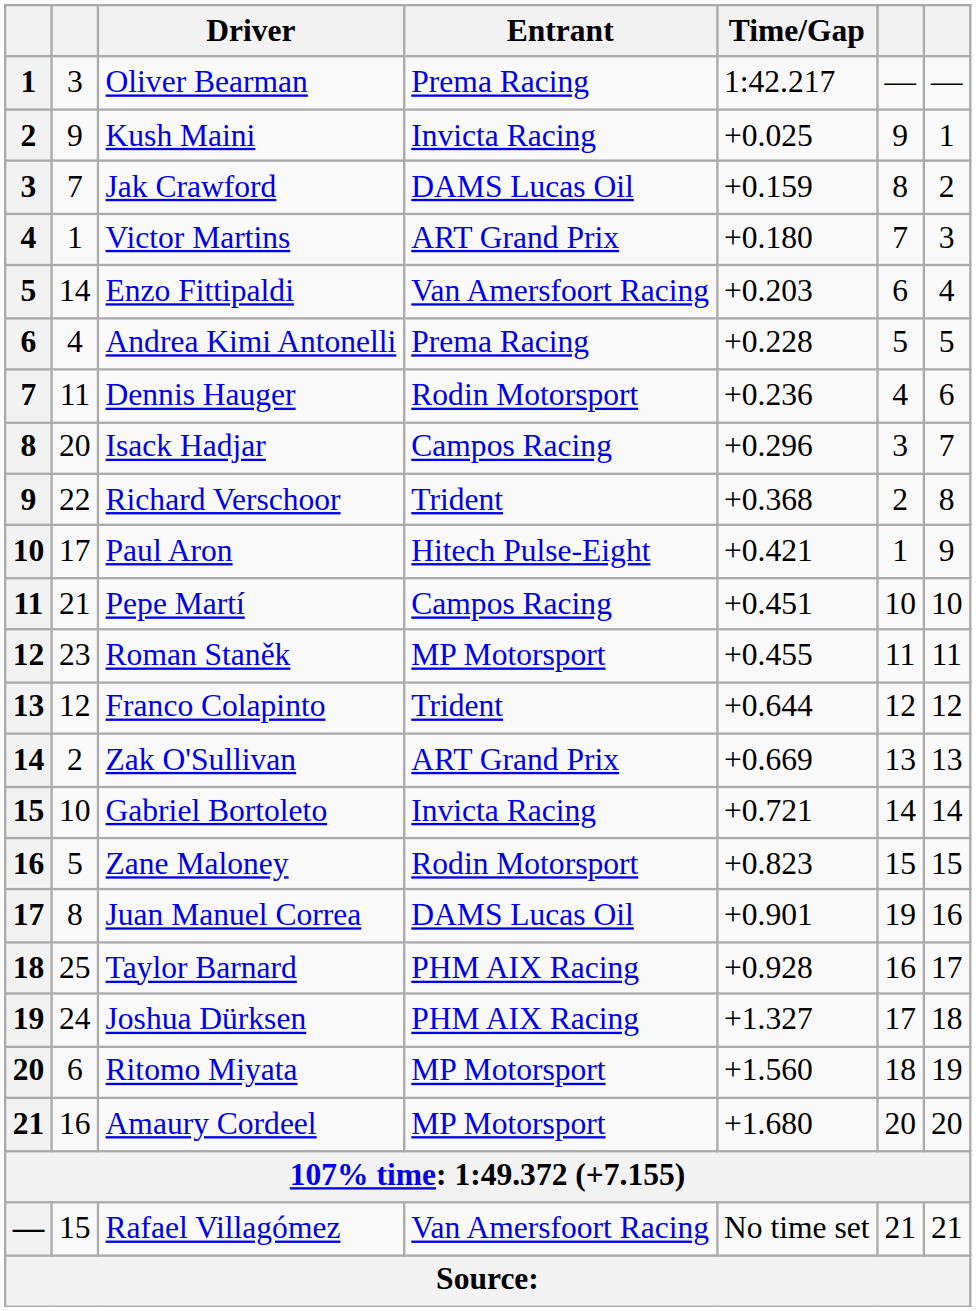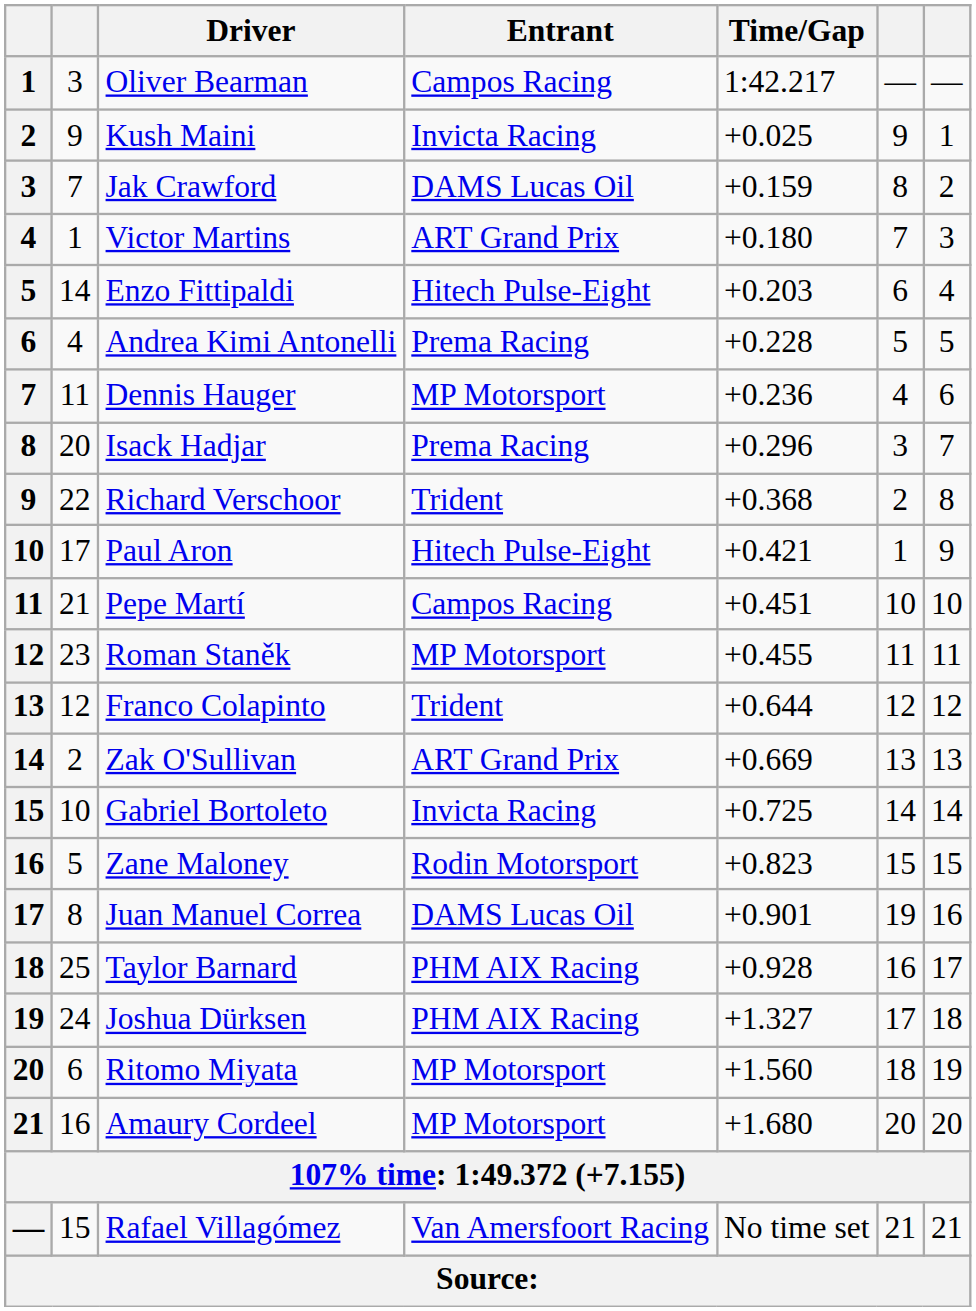(500, 82) Prema Racing -> (512, 82) Campos Racing
(560, 290) Van Amersfoort Racing -> (531, 290) Hitech Pulse-Eight
(525, 394) Rodin Motorsport -> (508, 394) MP Motorsport
(512, 446) Campos Racing -> (500, 446) Prema Racing
(768, 810) +0.721 -> (768, 810) +0.725
